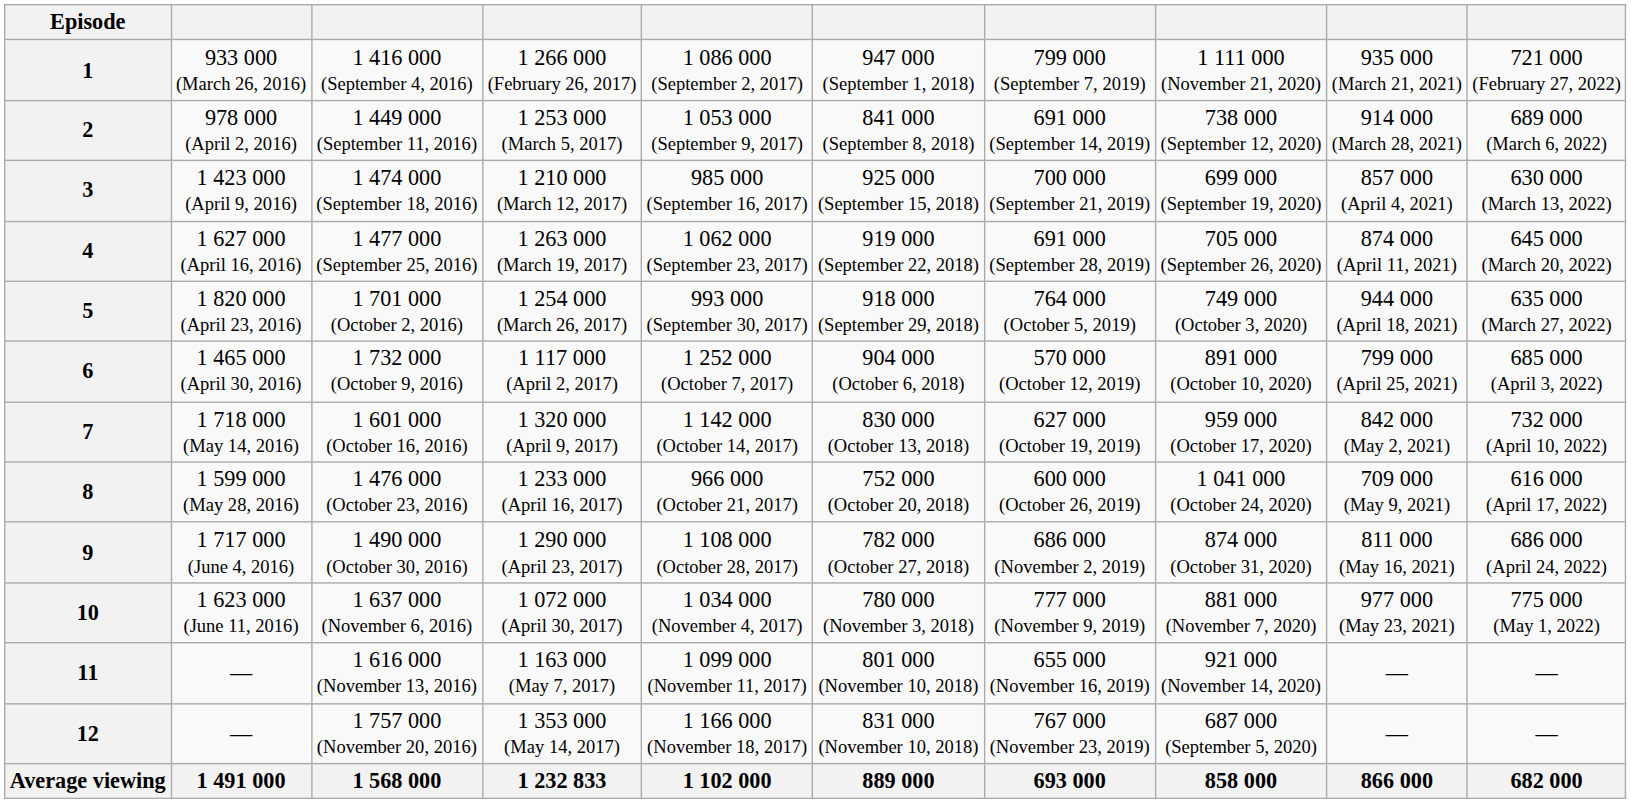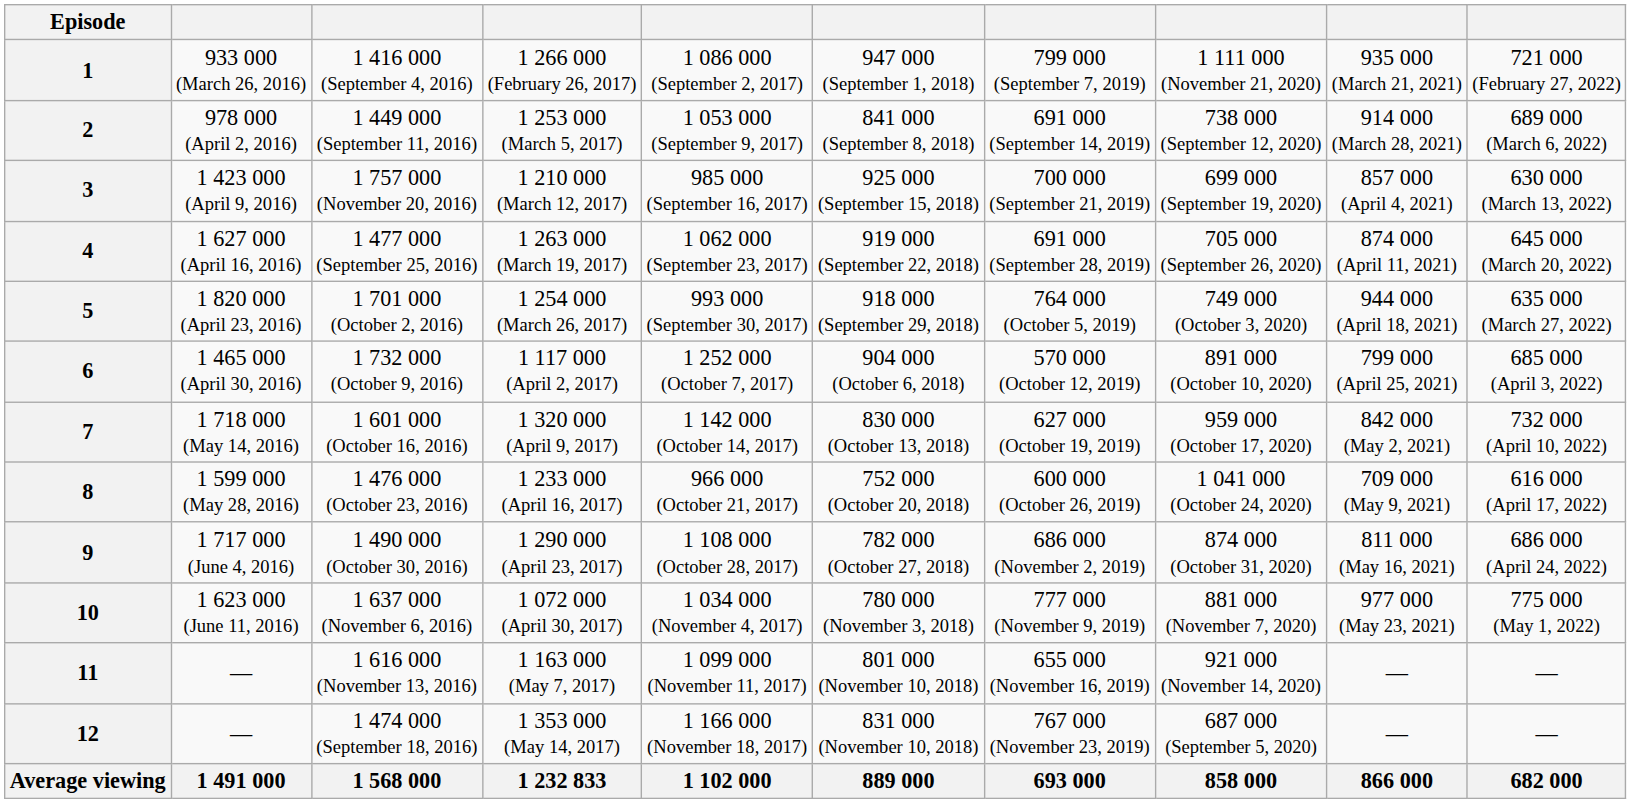(397, 190) 1 474 000 (September 18, 2016) -> (397, 190) 1 757 000 (November 20, 2016)
(397, 733) 1 757 000 (November 20, 2016) -> (397, 733) 1 474 000 (September 18, 2016)
